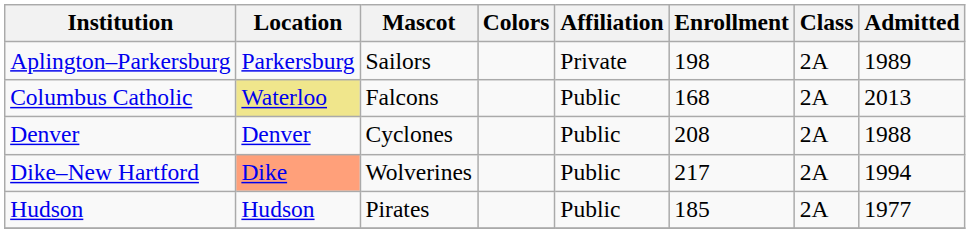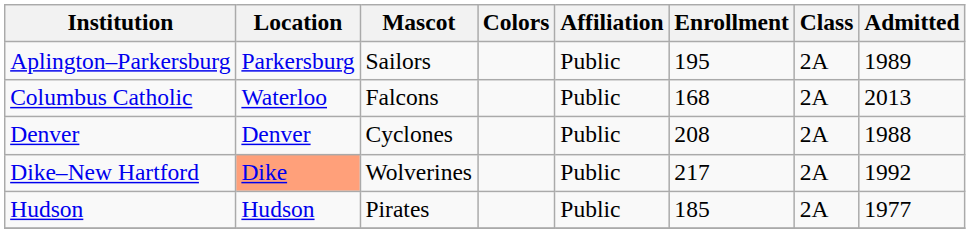(594, 60) Private -> (590, 60) Public
(692, 60) 198 -> (692, 60) 195
(284, 97) khaki background -> (284, 97) no background
(888, 172) 1994 -> (888, 172) 1992
